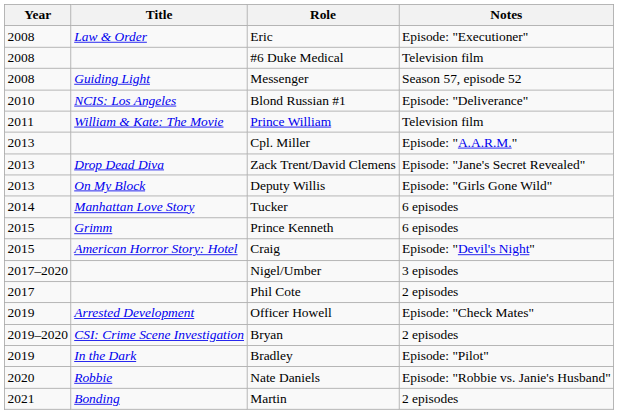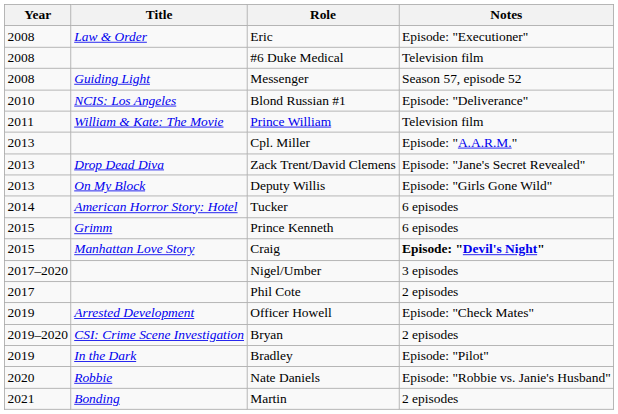(134, 206) Manhattan Love Story -> (156, 206) American Horror Story: Hotel
(156, 249) American Horror Story: Hotel -> (134, 249) Manhattan Love Story
(468, 249) normal -> (473, 249) bold
